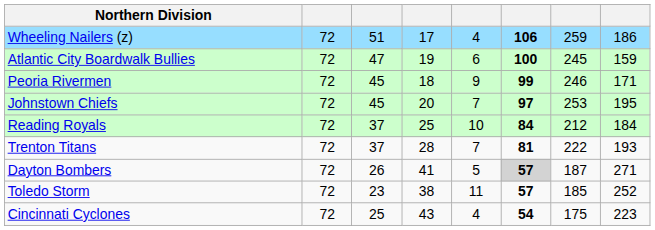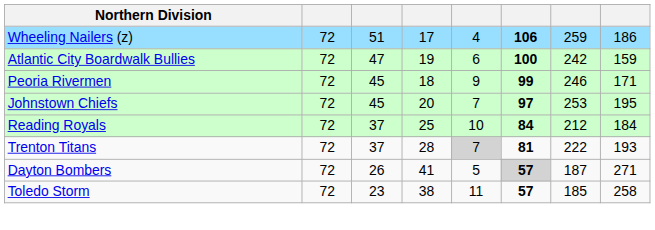(575, 59) 245 -> (575, 59) 242
(476, 147) no background -> (476, 147) lightgrey background
(625, 192) 252 -> (625, 192) 258
- row: (69, 214)
